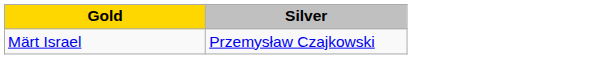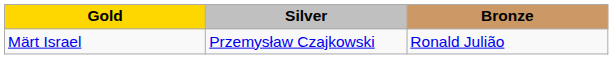+ column: (507, 16)
